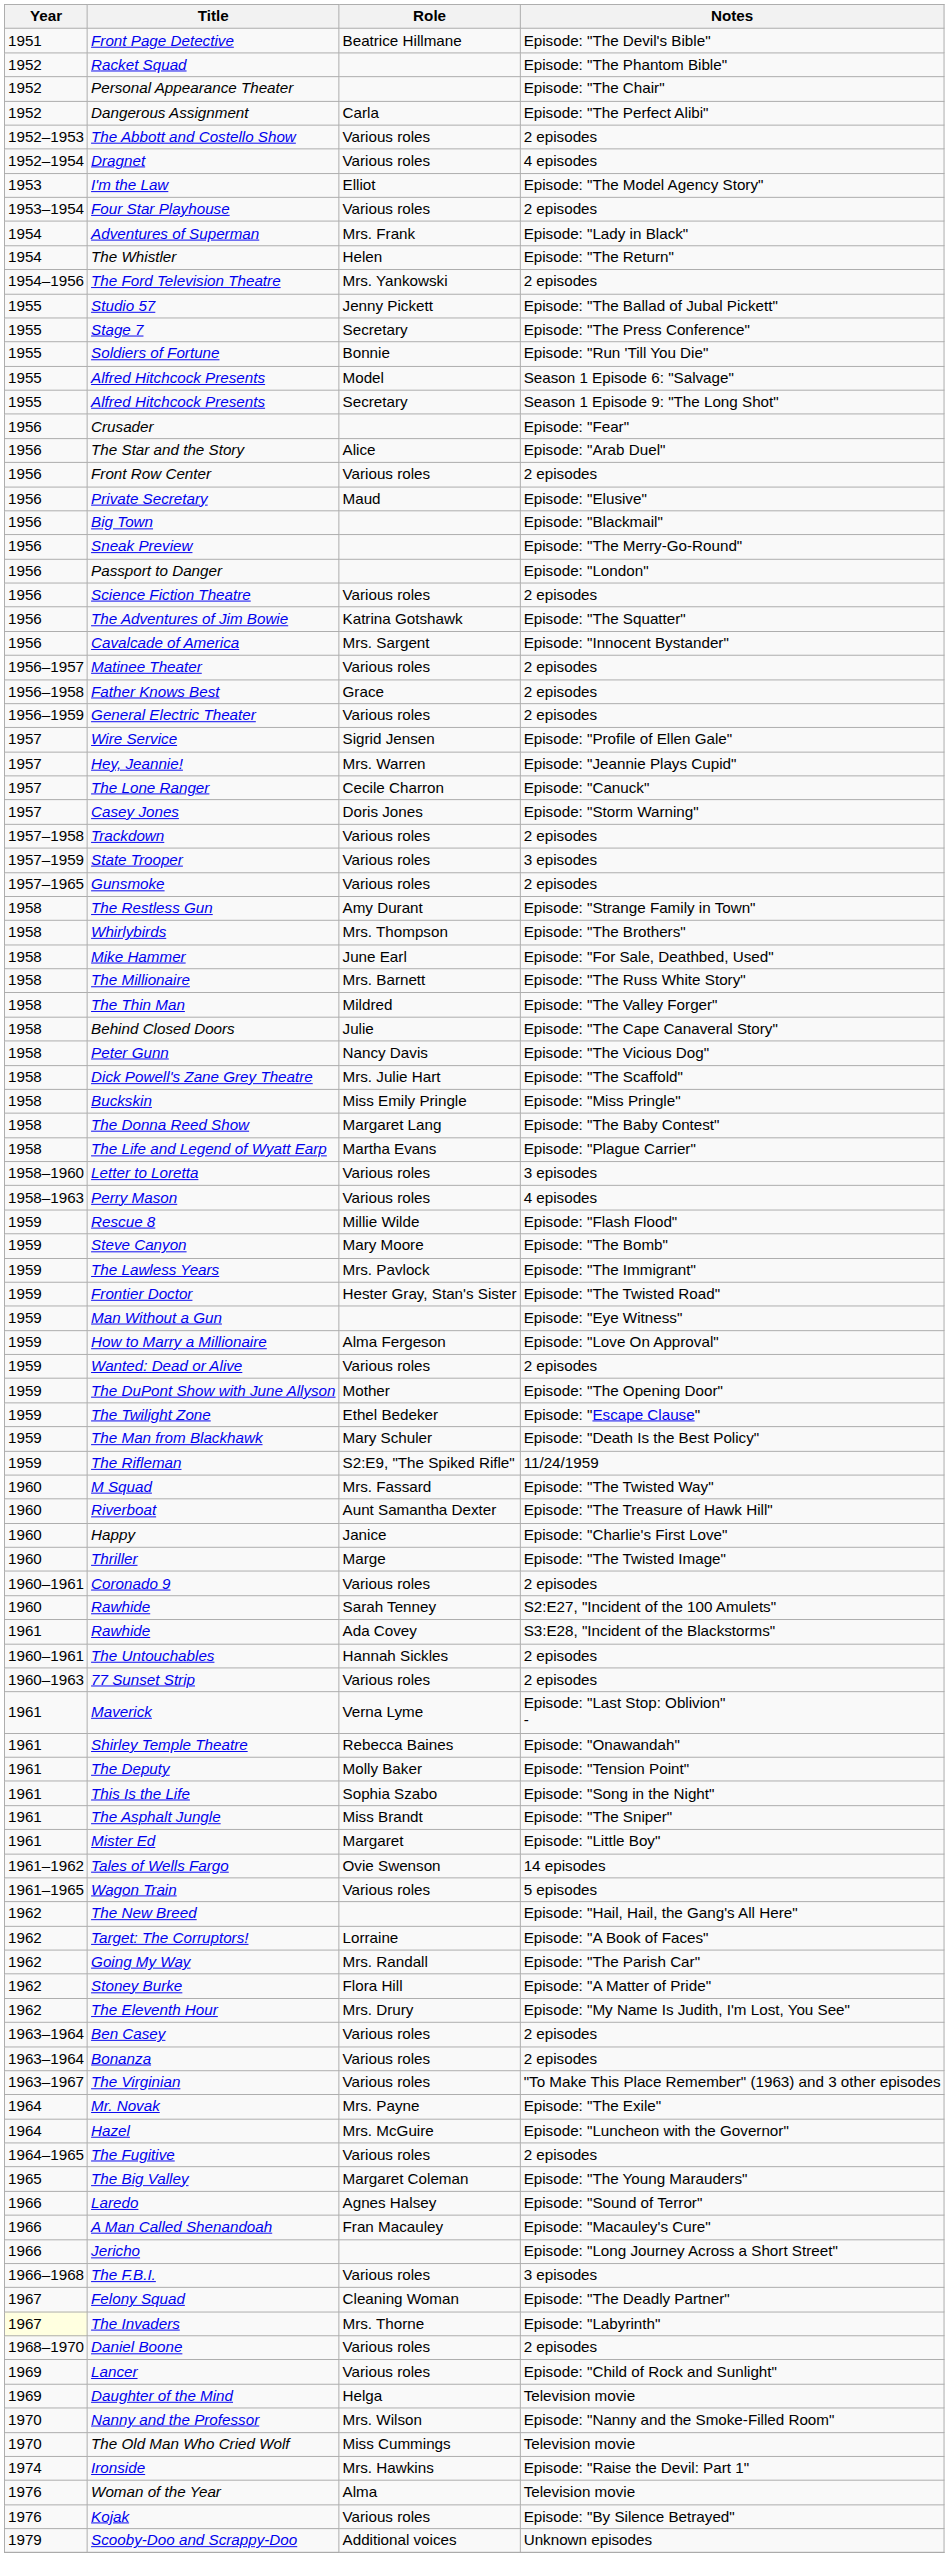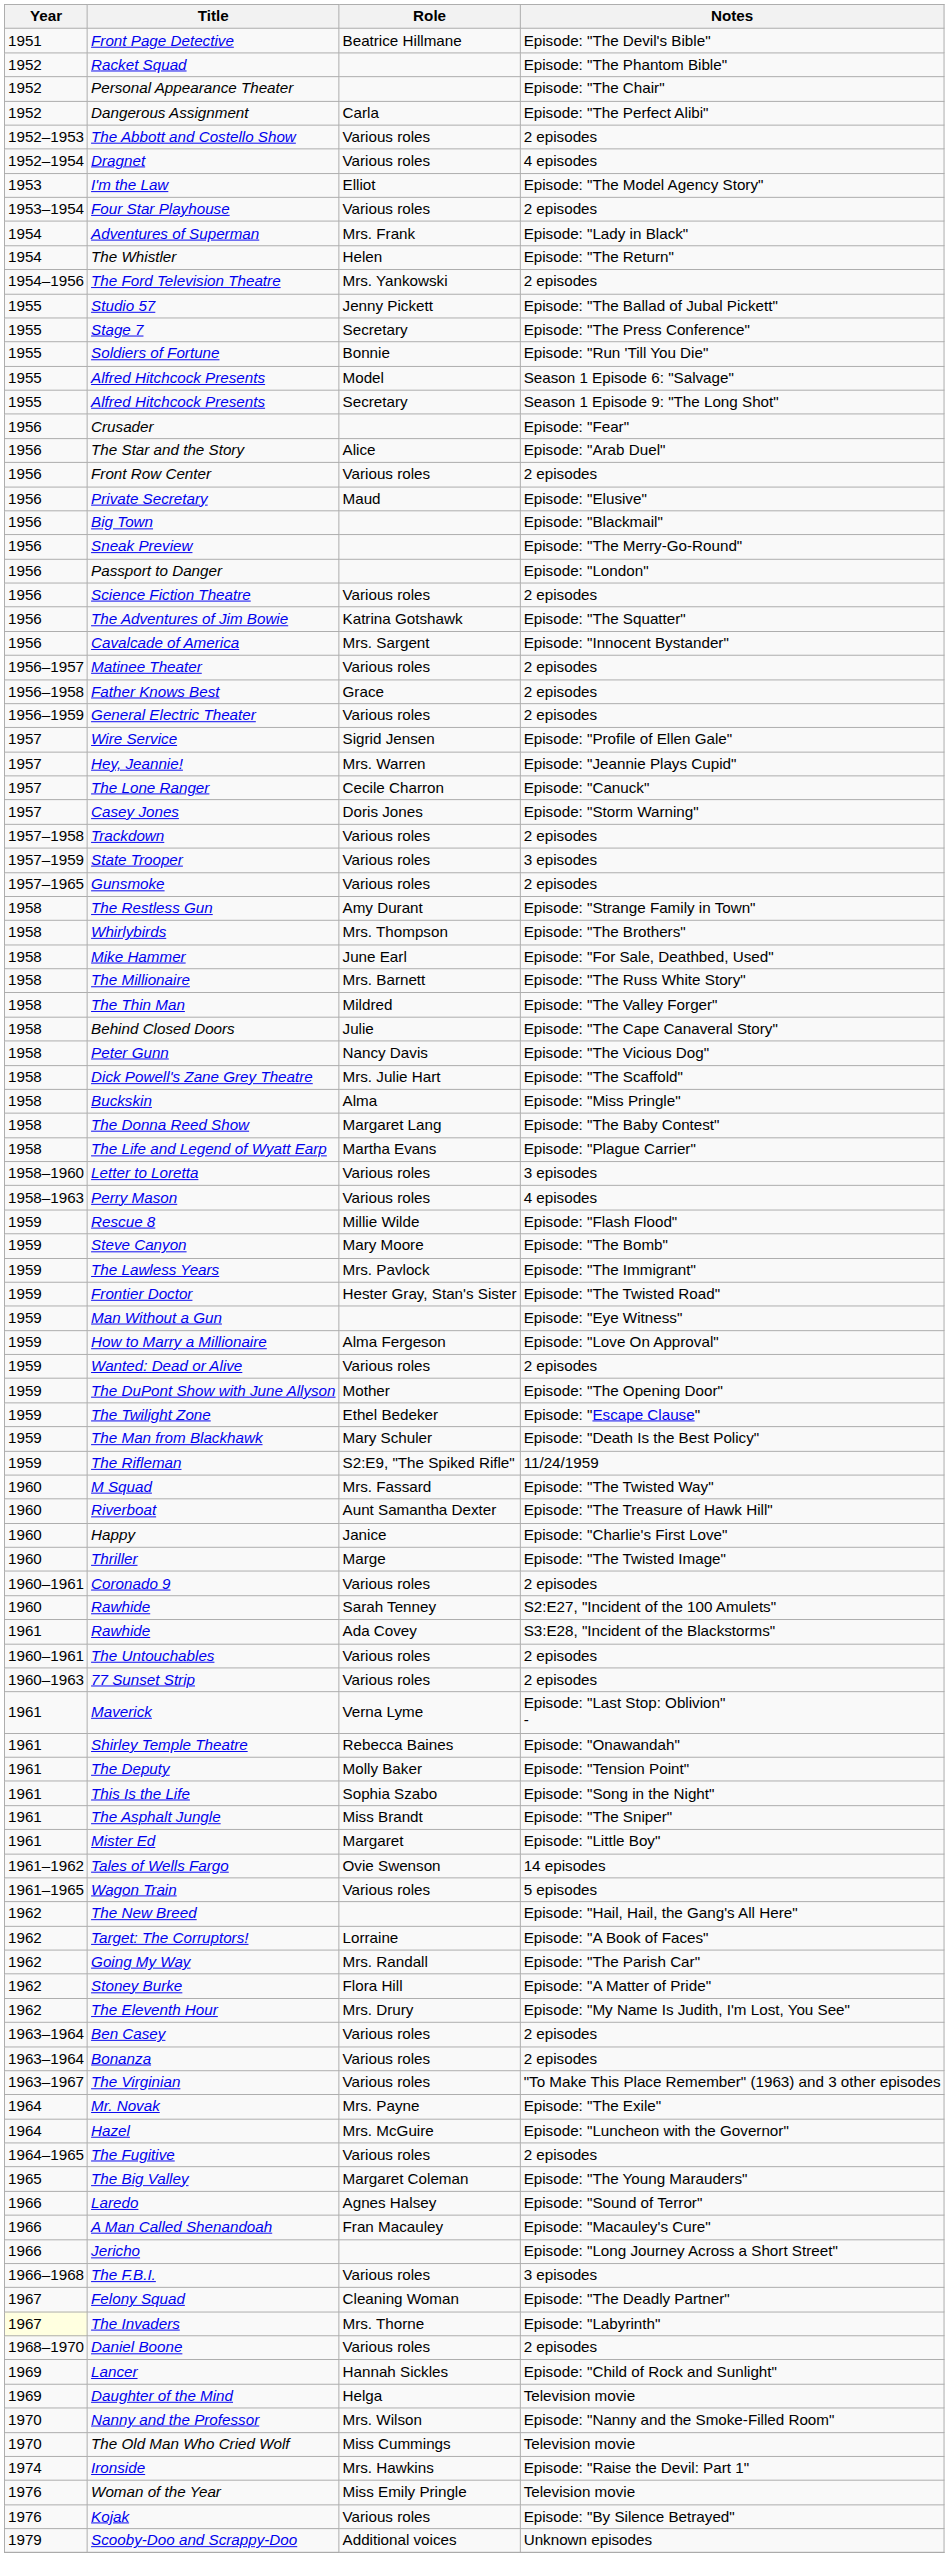(405, 1101) Miss Emily Pringle -> (360, 1101) Alma
(395, 1655) Hannah Sickles -> (386, 1655) Various roles
(386, 2371) Various roles -> (395, 2371) Hannah Sickles
(360, 2492) Alma -> (405, 2492) Miss Emily Pringle
